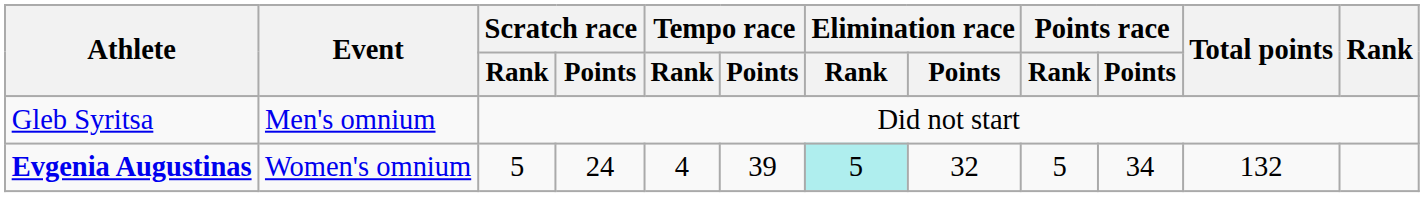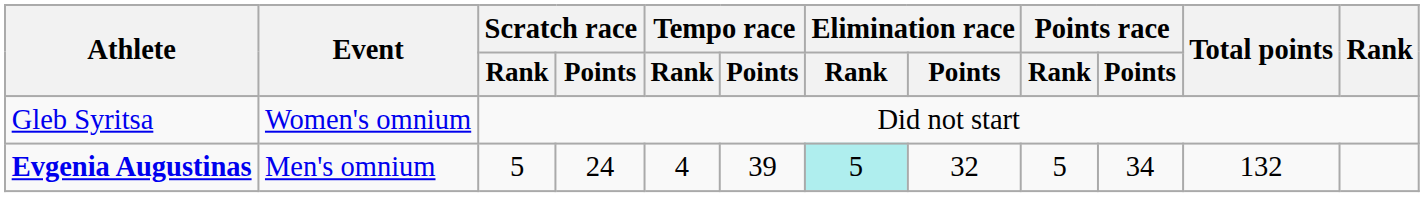(350, 119) Men's omnium -> (368, 119) Women's omnium
(368, 166) Women's omnium -> (350, 166) Men's omnium
